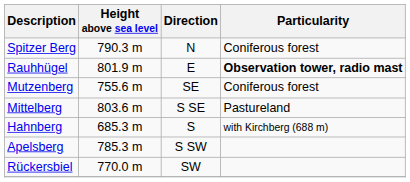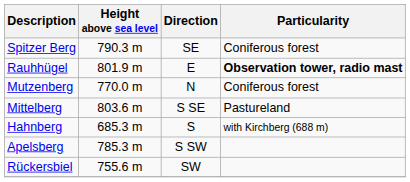(191, 48) N -> (191, 48) SE
(120, 87) 755.6 m -> (120, 87) 770.0 m
(191, 87) SE -> (191, 87) N
(120, 166) 770.0 m -> (120, 166) 755.6 m
